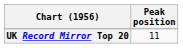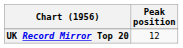(154, 36) 11 -> (154, 36) 12
